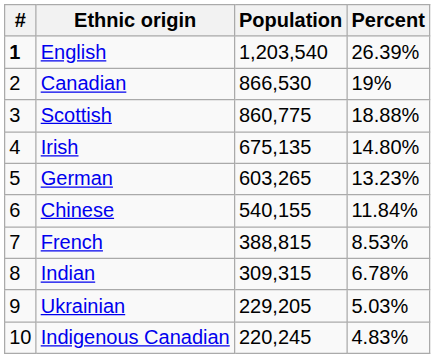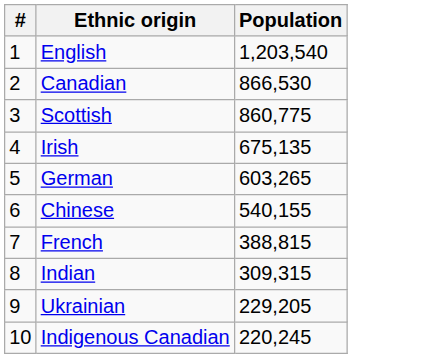- column: (388, 20)
(15, 52) bold -> (15, 52) normal
